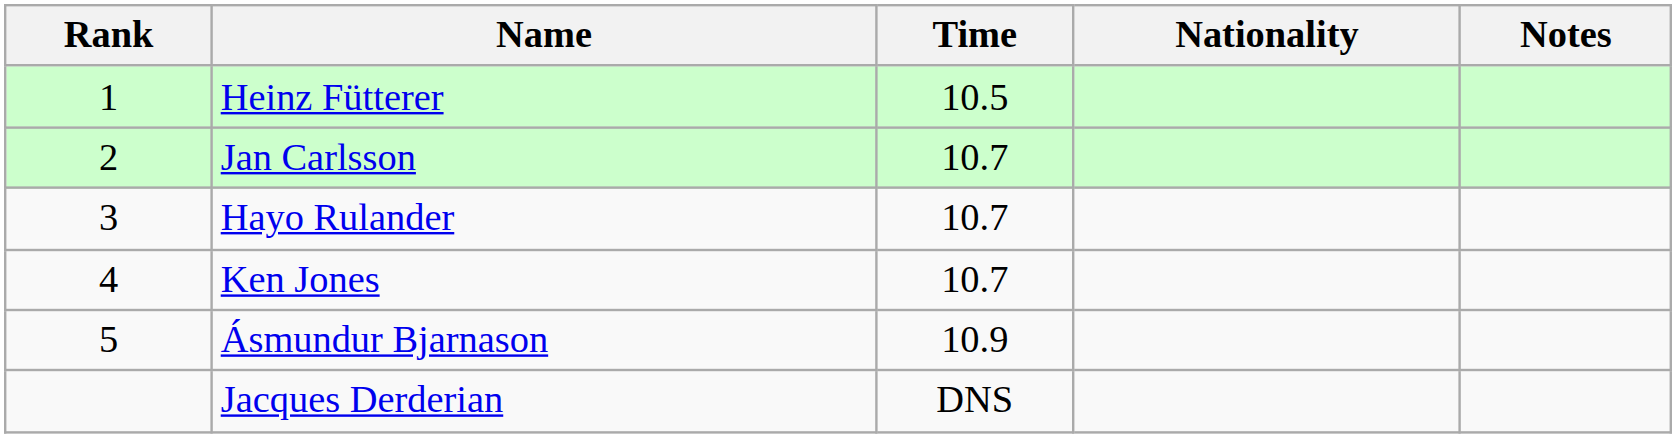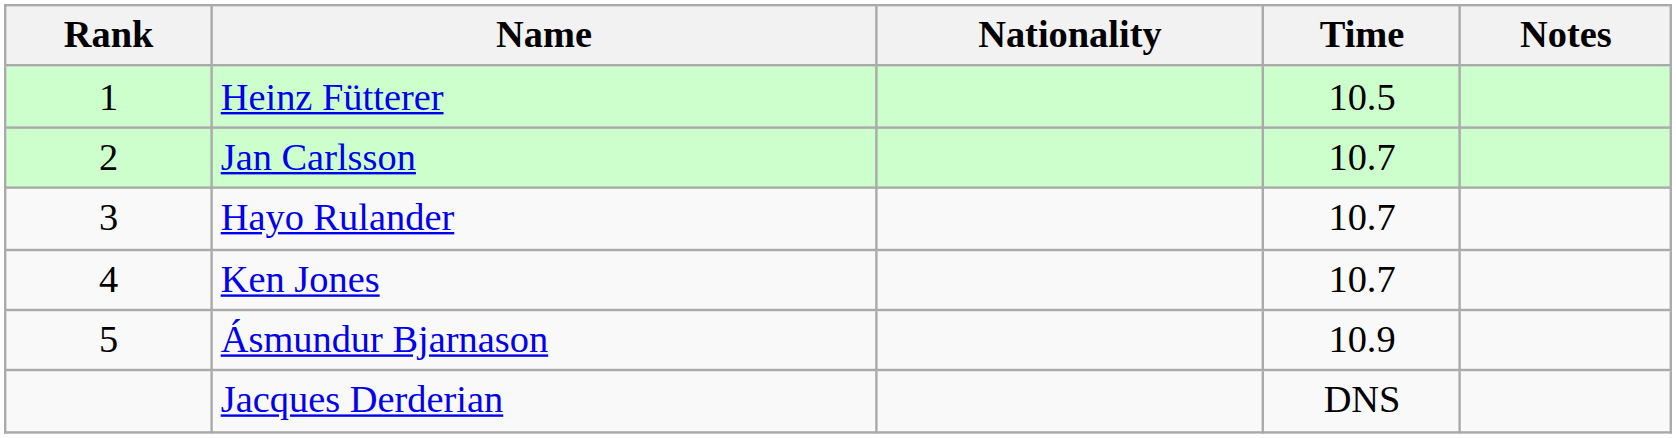columns swapped: (1267, 34) <-> (975, 34)
